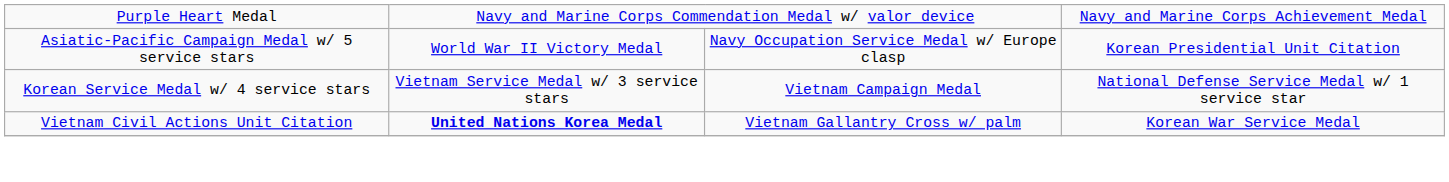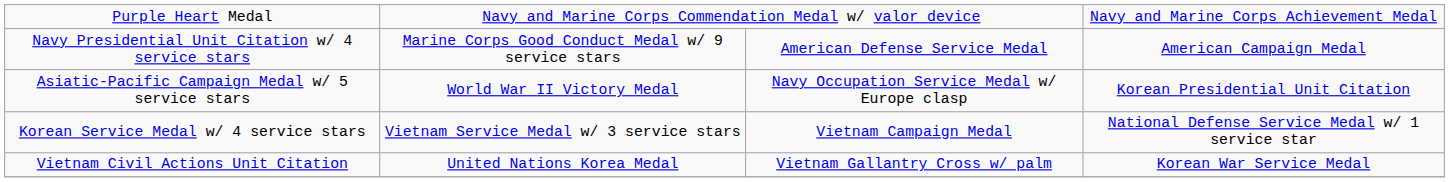+ row: (192, 49)
(547, 123) bold -> (563, 165) normal
